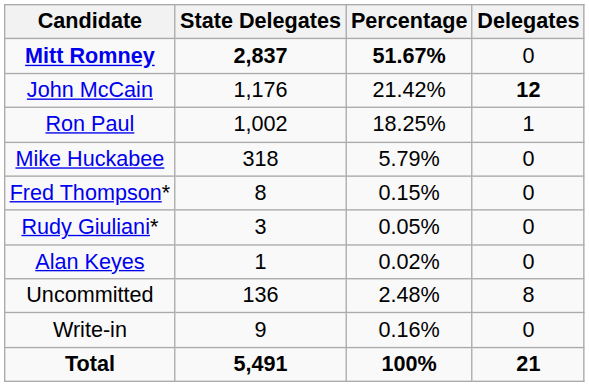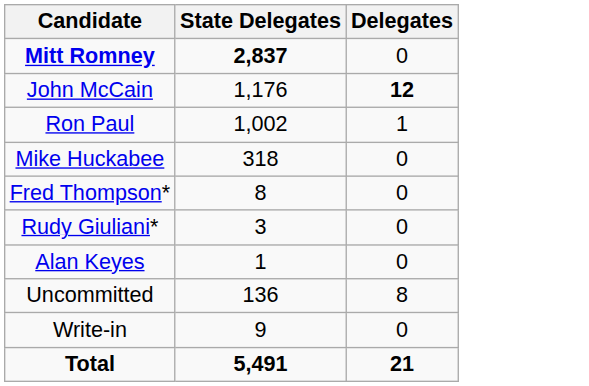- column: (409, 21)
